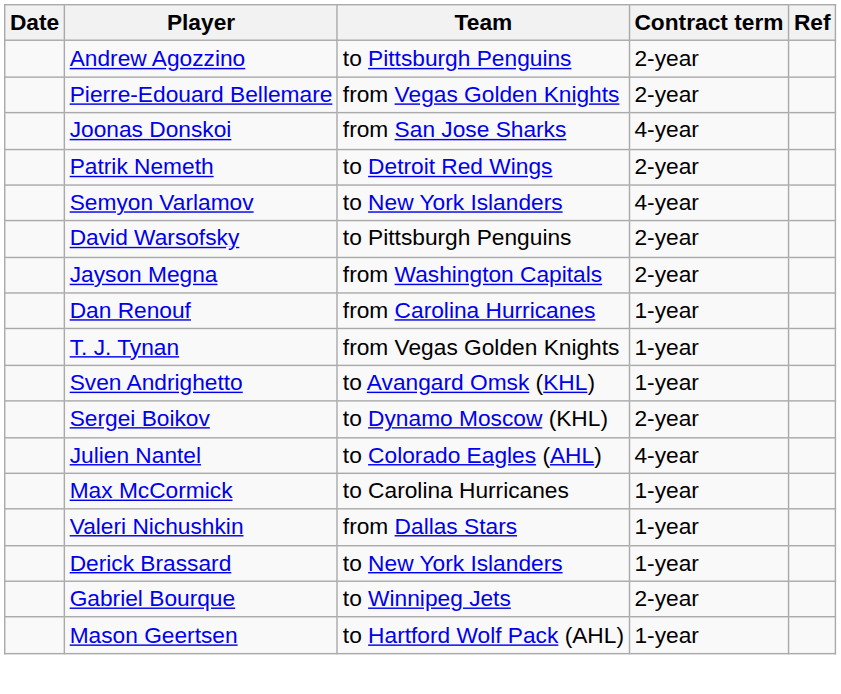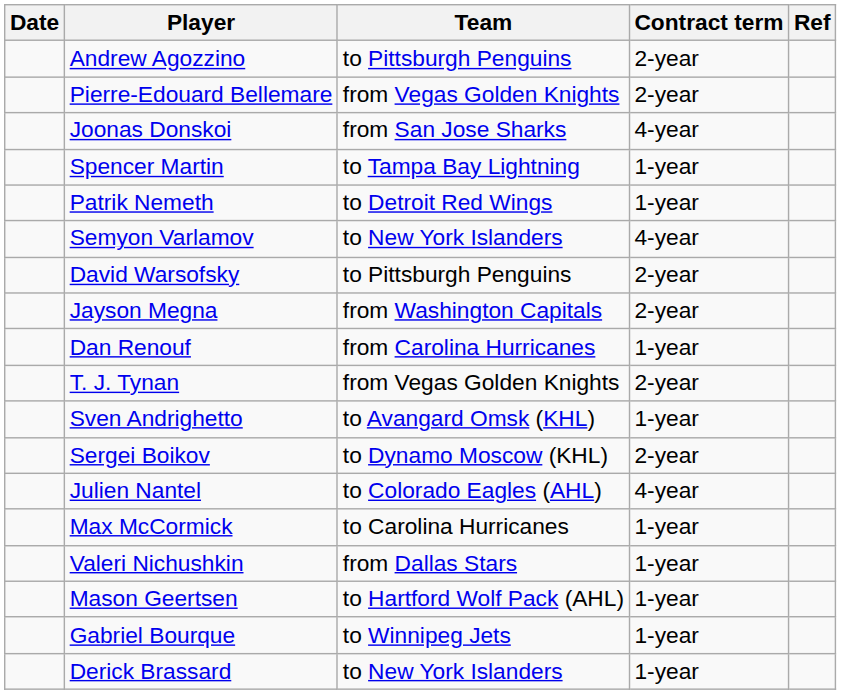+ row: (147, 166)
(667, 166) 2-year -> (667, 202) 1-year
(667, 346) 1-year -> (667, 382) 2-year
rows swapped: (150, 563) <-> (154, 635)
(667, 599) 2-year -> (667, 635) 1-year
